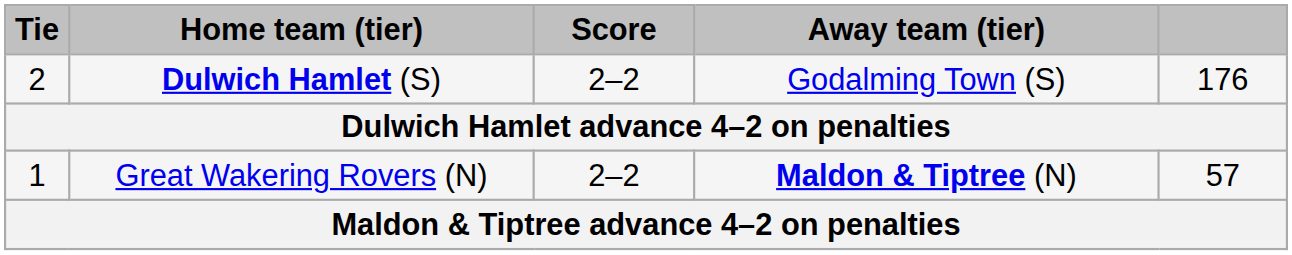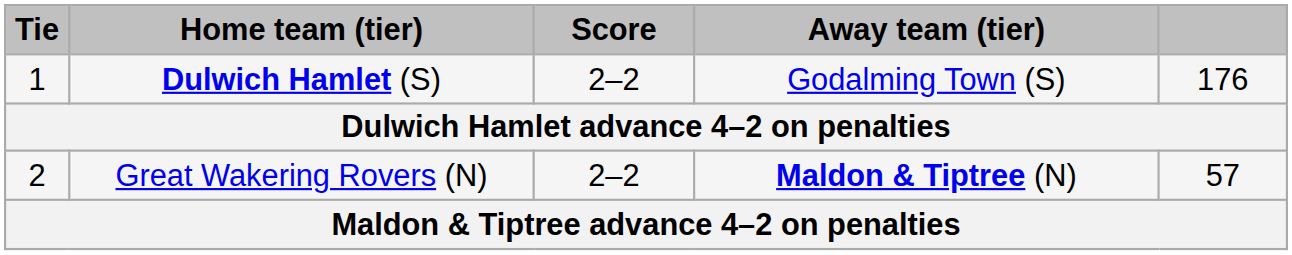(37, 78) 2 -> (37, 78) 1
(37, 176) 1 -> (37, 176) 2
